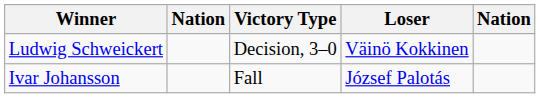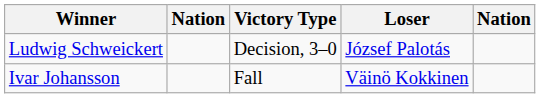(407, 48) Väinö Kokkinen -> (398, 48) József Palotás
(398, 78) József Palotás -> (407, 78) Väinö Kokkinen
